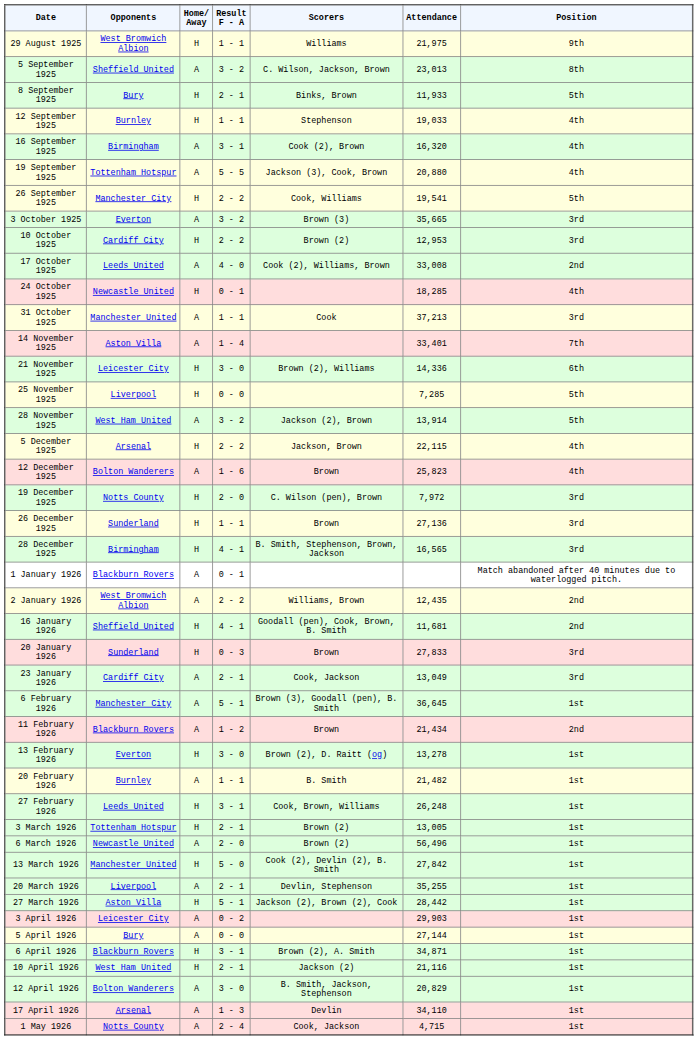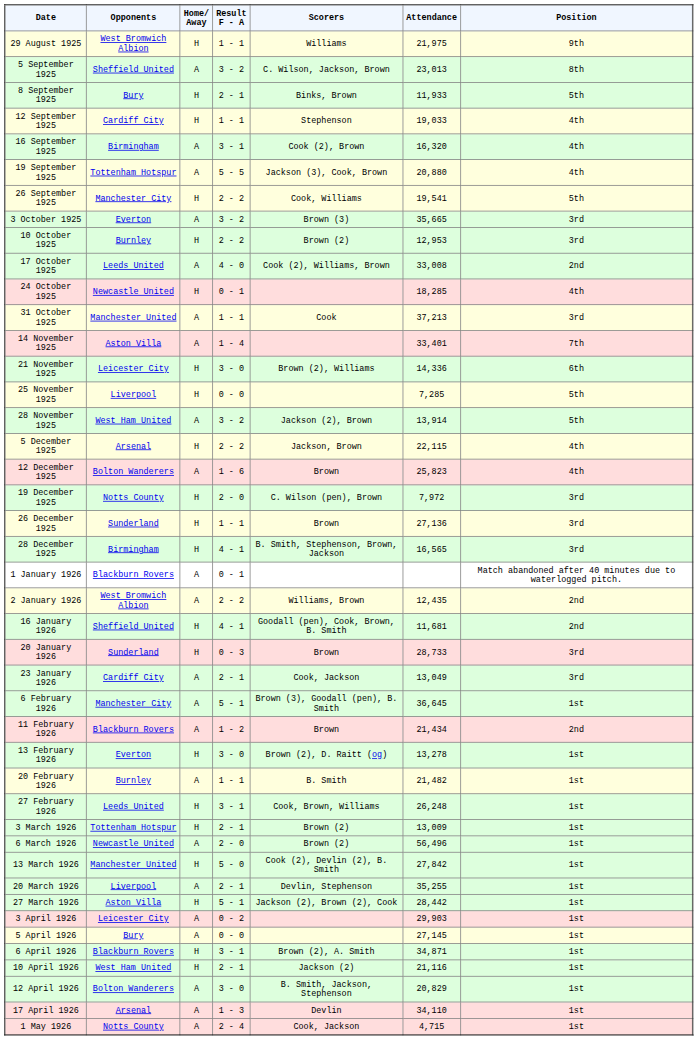(133, 121) Burnley -> (133, 121) Cardiff City
(133, 240) Cardiff City -> (133, 240) Burnley
(432, 652) 27,833 -> (432, 652) 28,733
(432, 828) 13,005 -> (432, 828) 13,009
(432, 935) 27,144 -> (432, 935) 27,145
